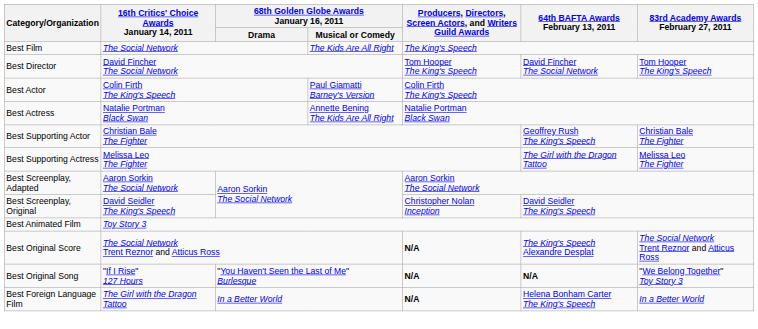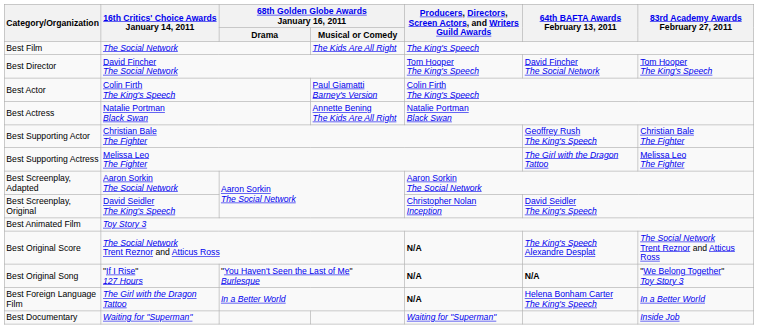+ row: (42, 318)
